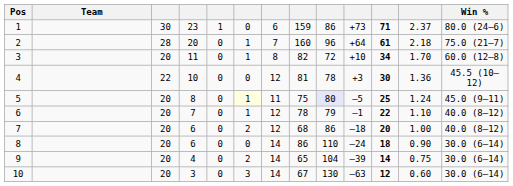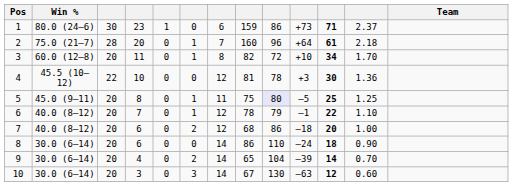columns swapped: (92, 12) <-> (475, 12)
(248, 98) lightyellow background -> (194, 98) no background
(420, 98) 1.24 -> (366, 98) 1.25
(420, 159) 0.75 -> (366, 159) 0.70
